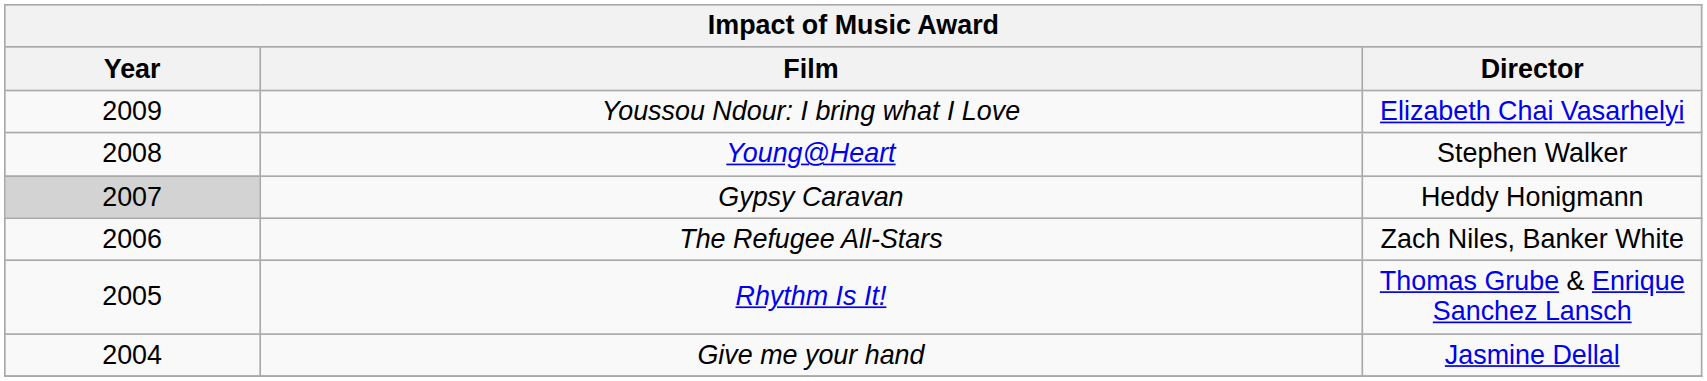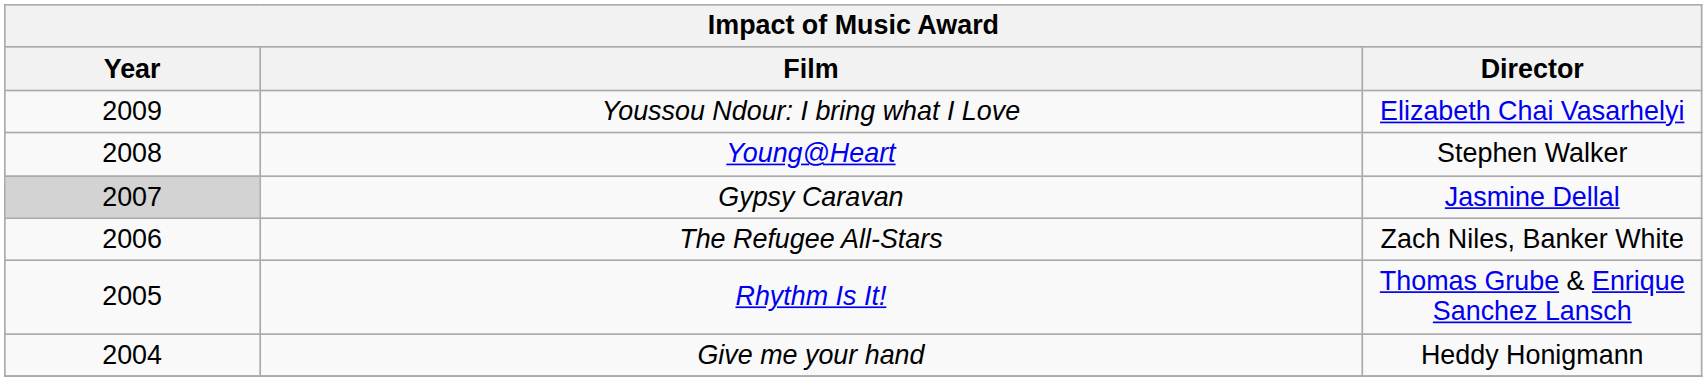(1532, 196) Heddy Honigmann -> (1532, 196) Jasmine Dellal
(1532, 354) Jasmine Dellal -> (1532, 354) Heddy Honigmann
